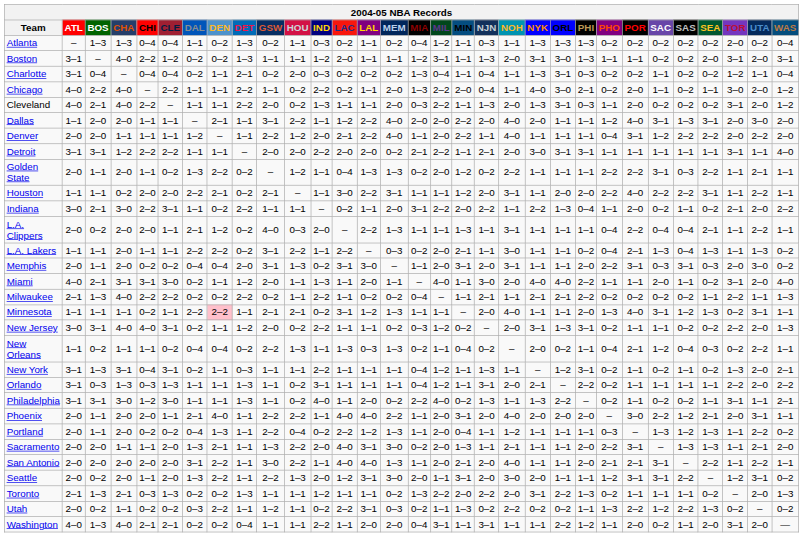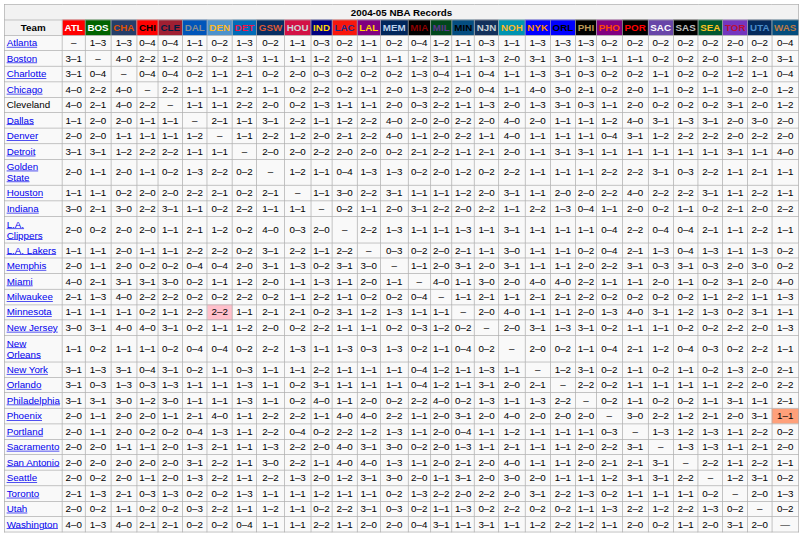(538, 152) 3–0 -> (538, 152) 1–1
(785, 416) no background -> (785, 416) lightsalmon background
(538, 525) 1–1 -> (538, 525) 1–2
